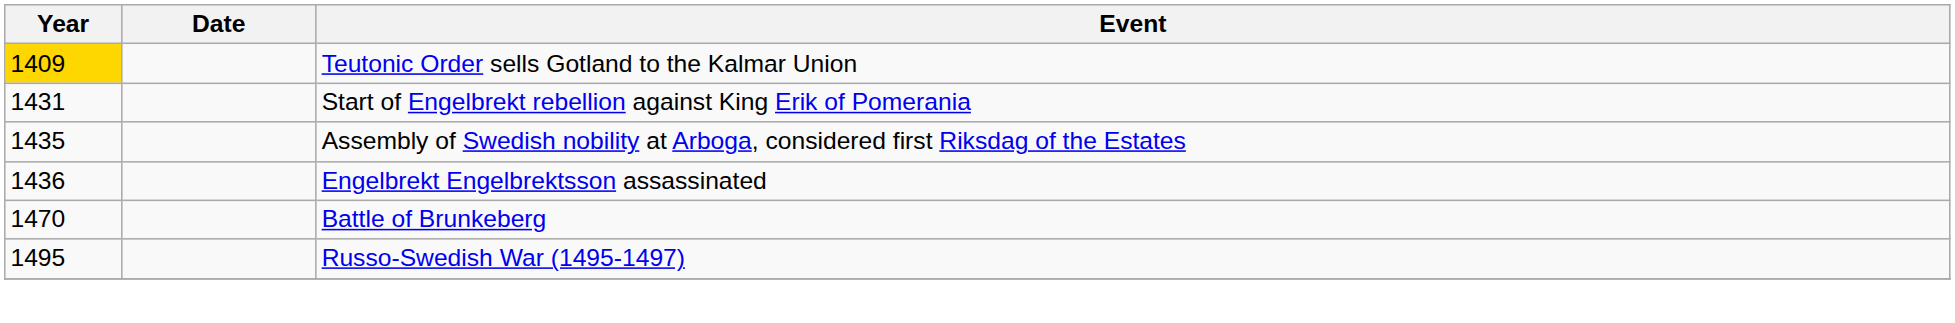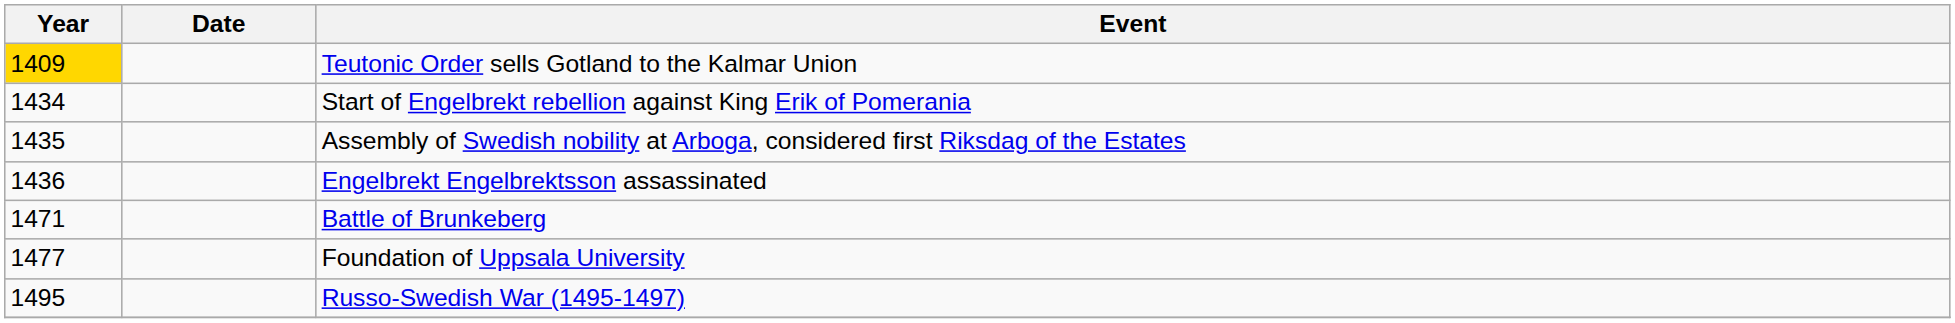(38, 102) 1431 -> (38, 102) 1434
(38, 219) 1470 -> (38, 219) 1471
+ row: (503, 258)
